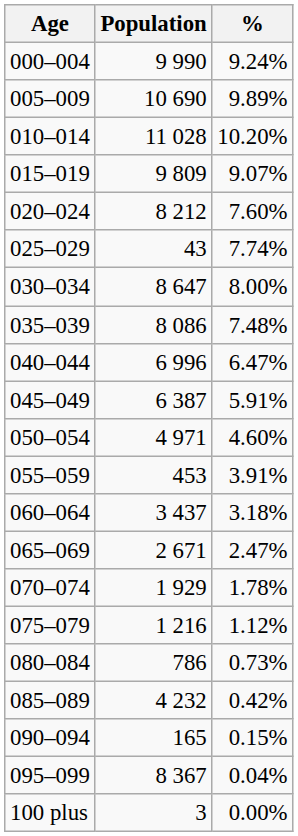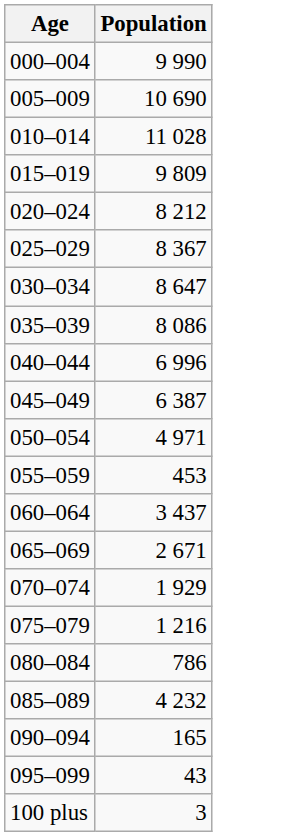- column: (252, 23)
(195, 249) 43 -> (181, 249) 8 367
(181, 775) 8 367 -> (195, 775) 43
